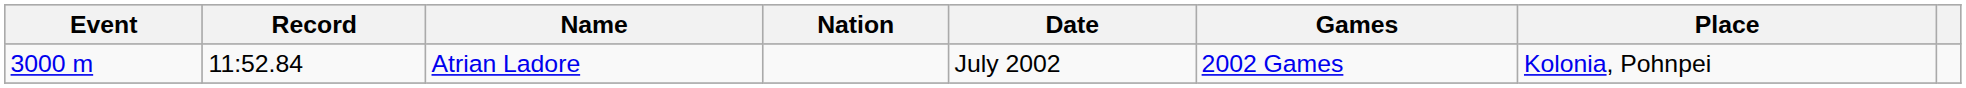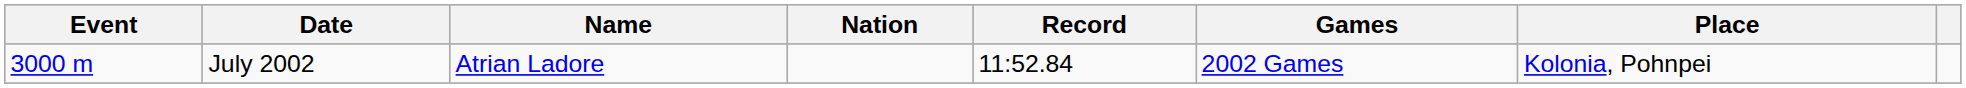columns swapped: (314, 25) <-> (1072, 25)
